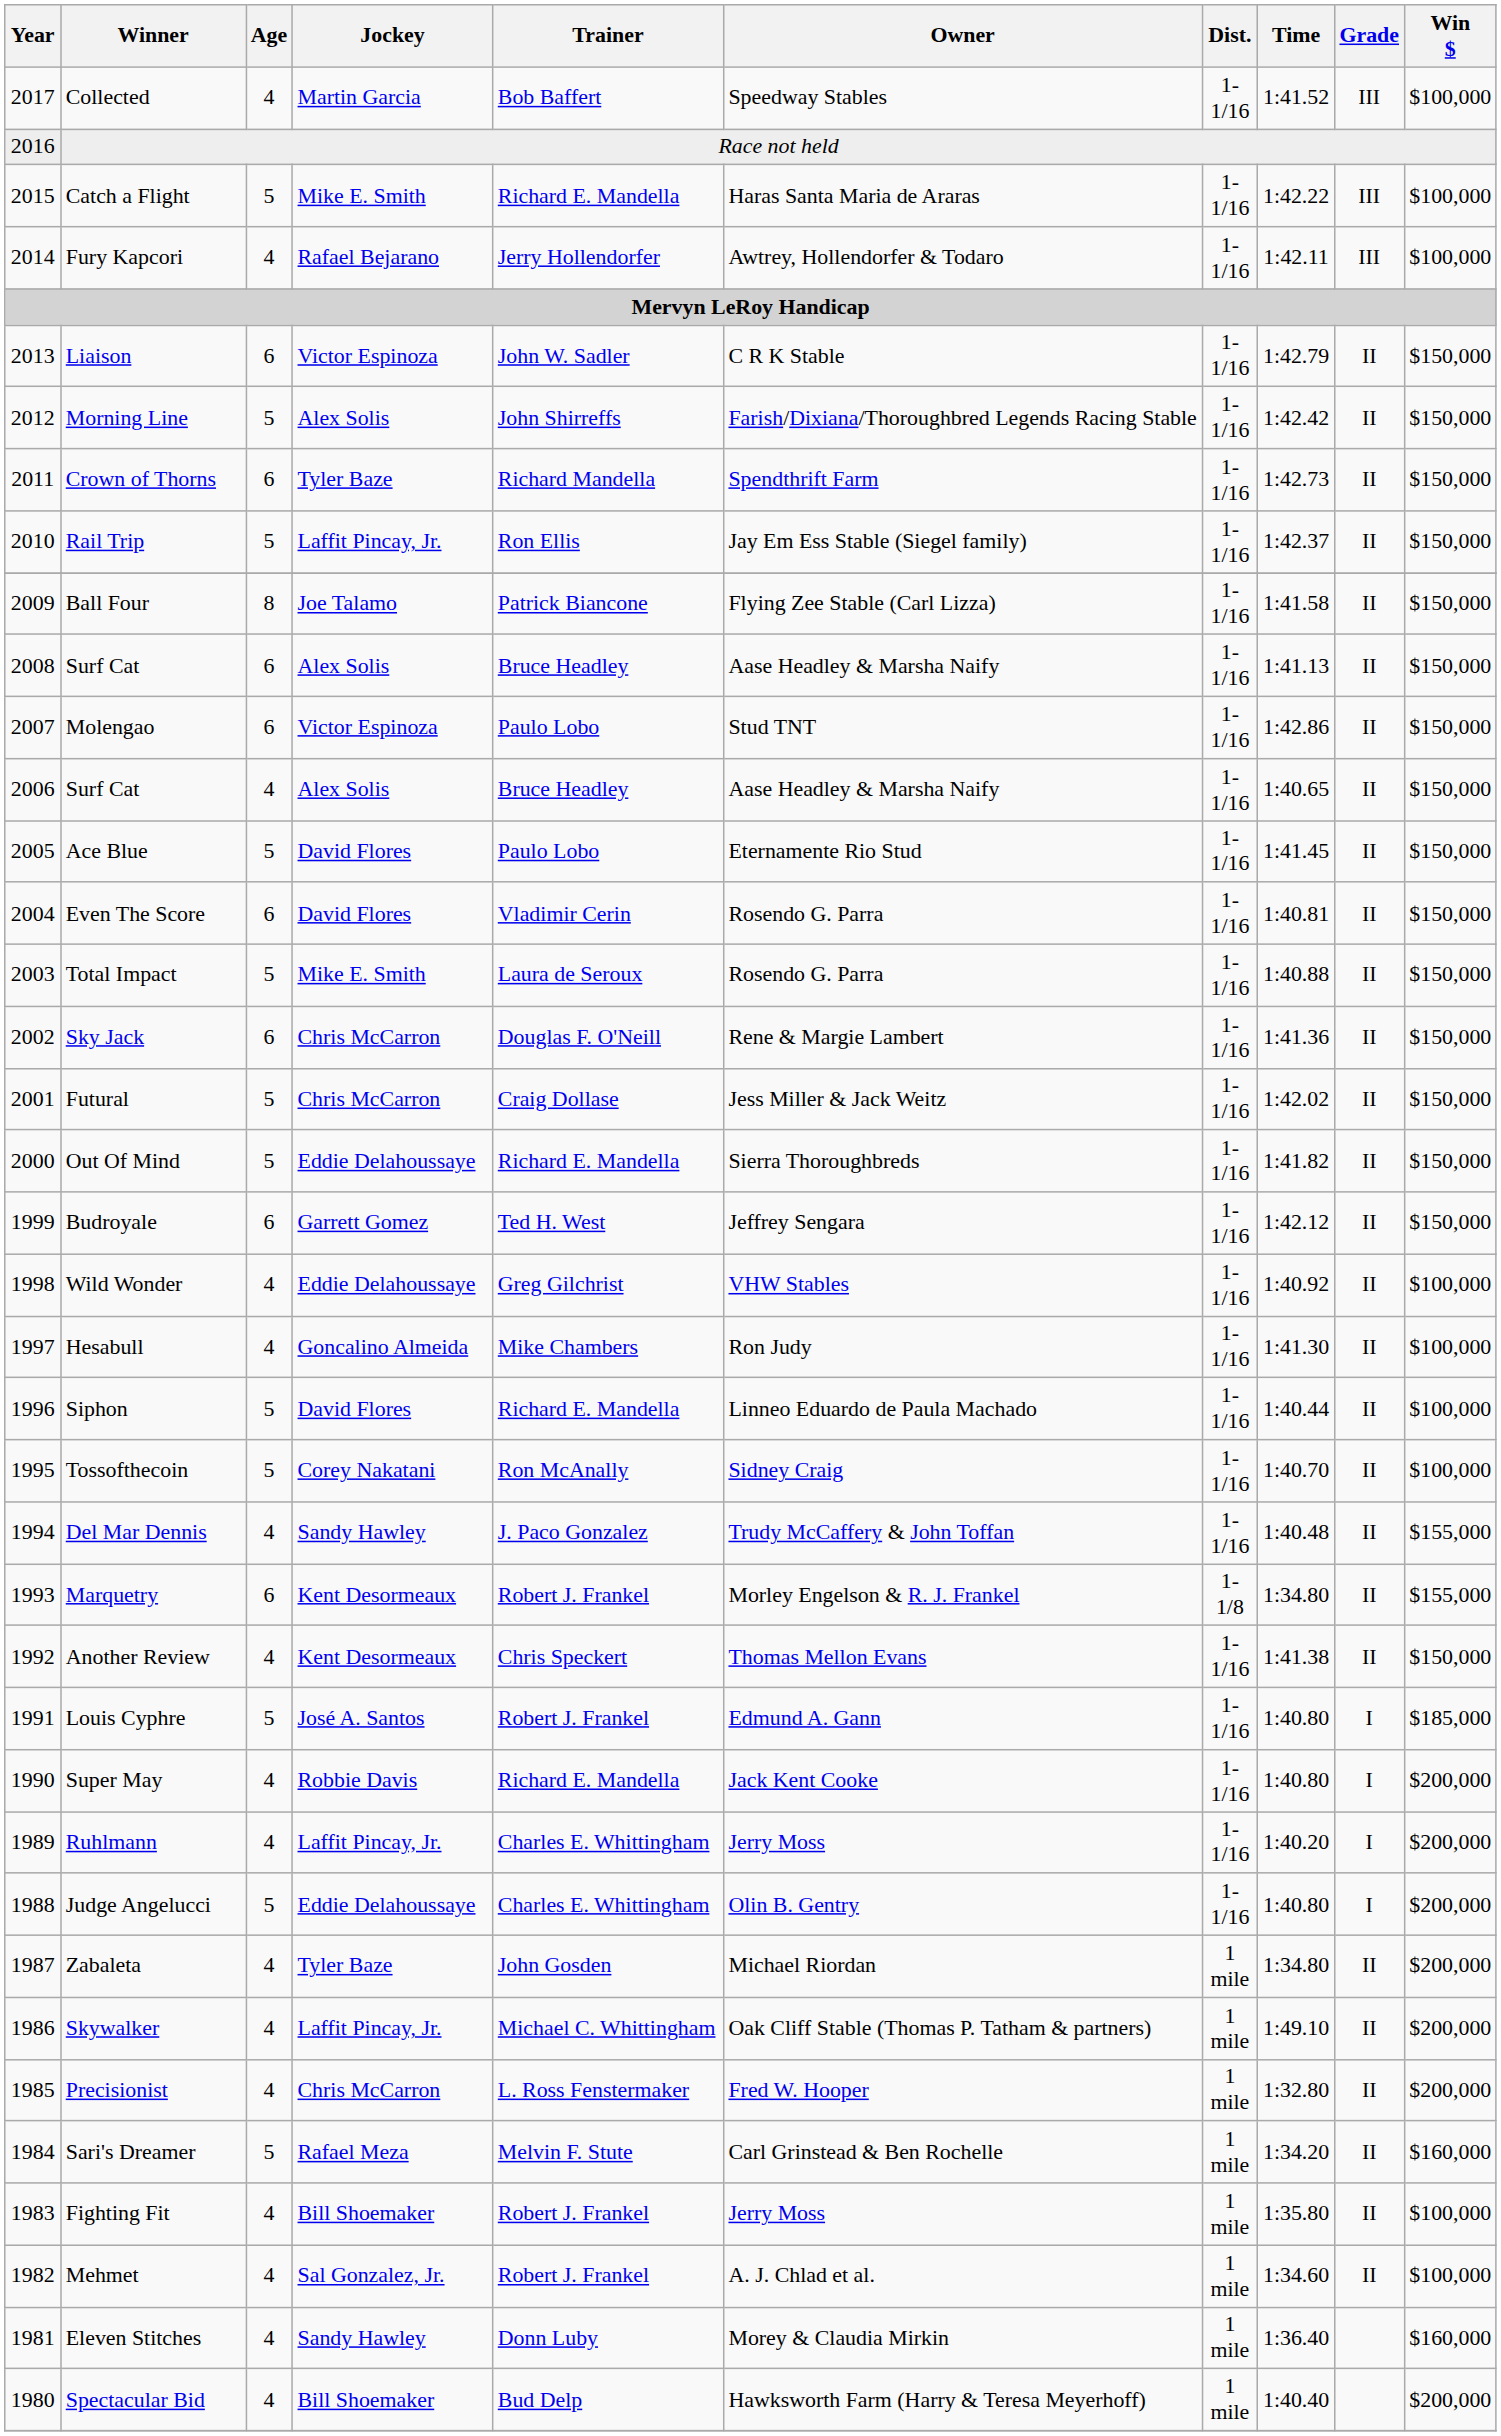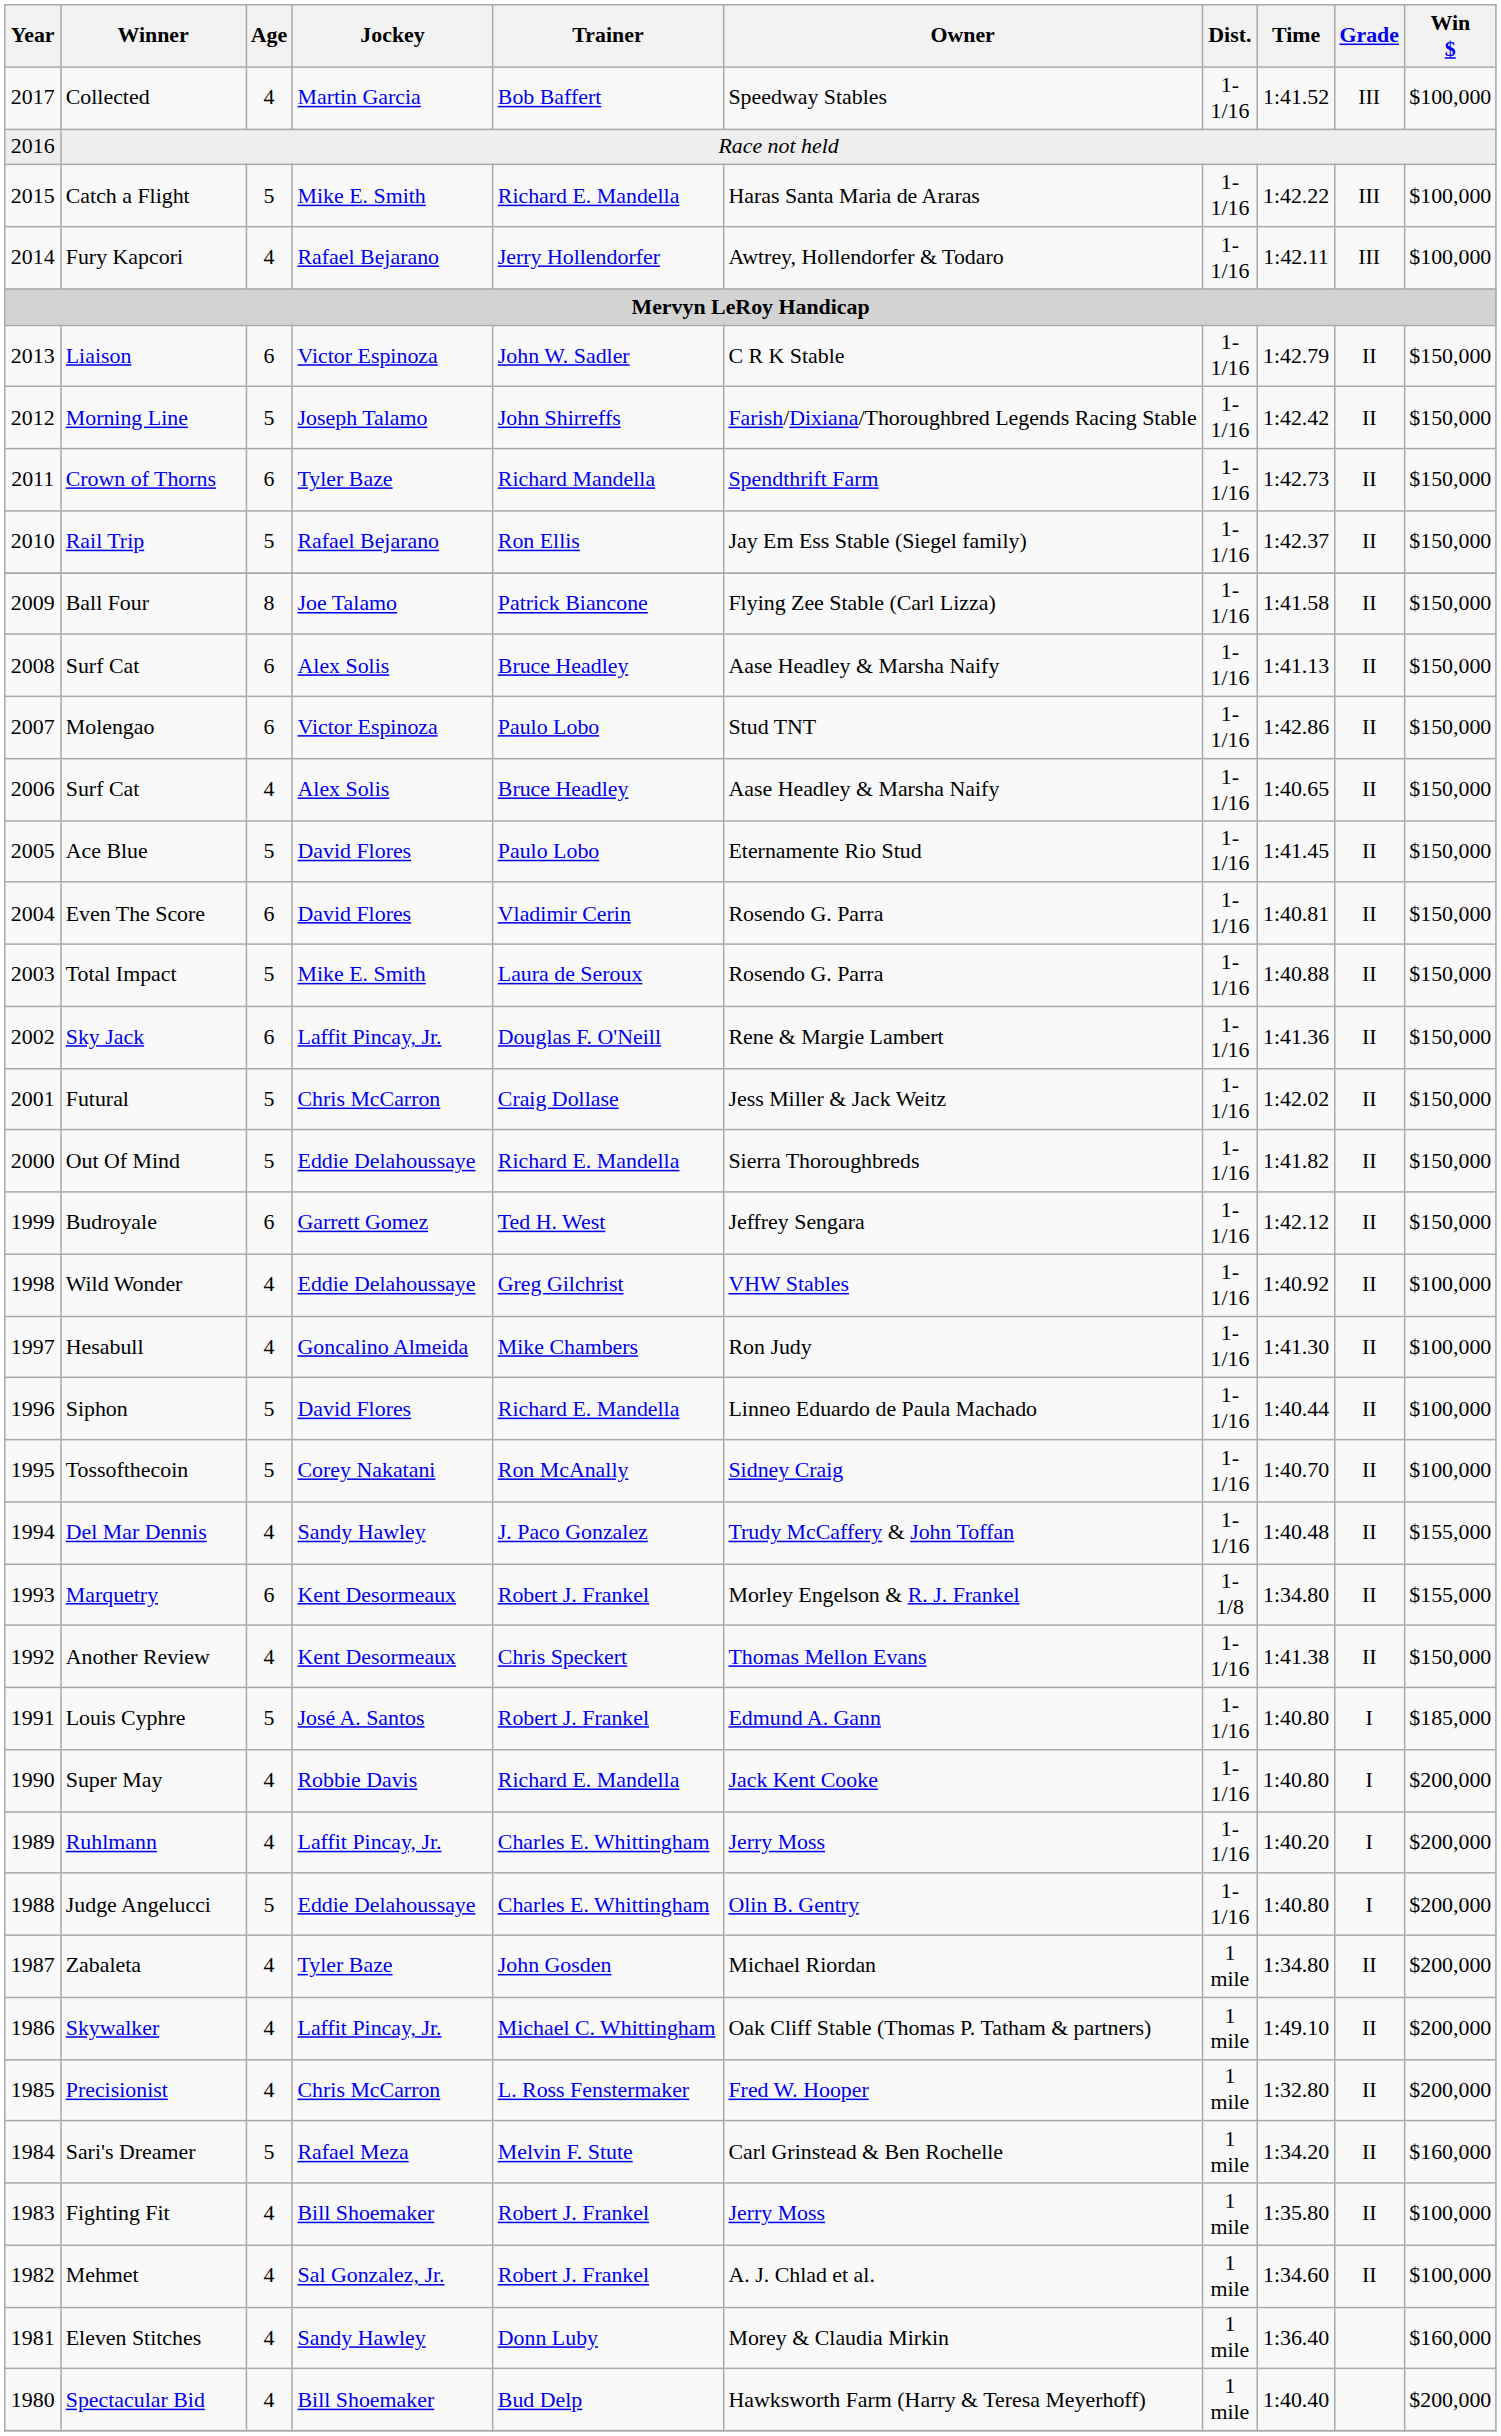(343, 417) Alex Solis -> (362, 417) Joseph Talamo
(370, 541) Laffit Pincay, Jr. -> (368, 541) Rafael Bejarano
(369, 1037) Chris McCarron -> (370, 1037) Laffit Pincay, Jr.
